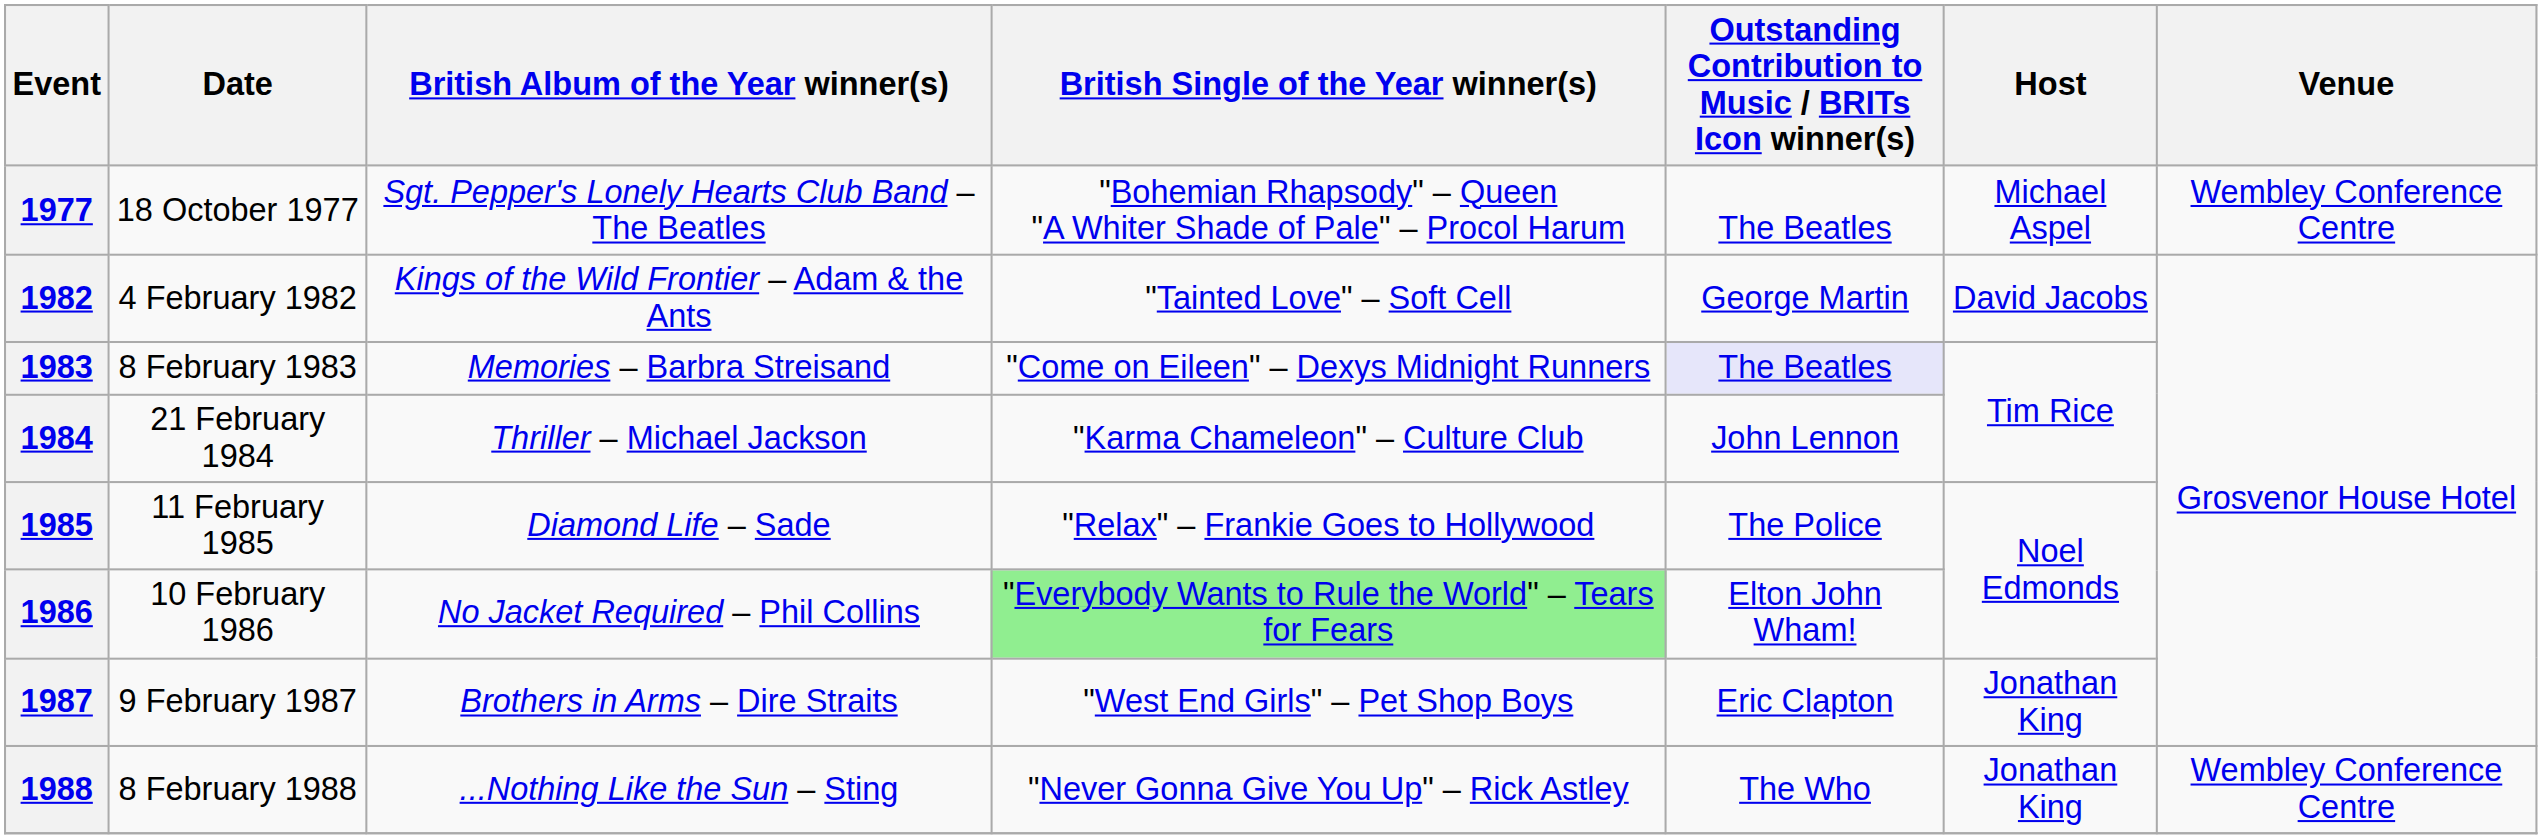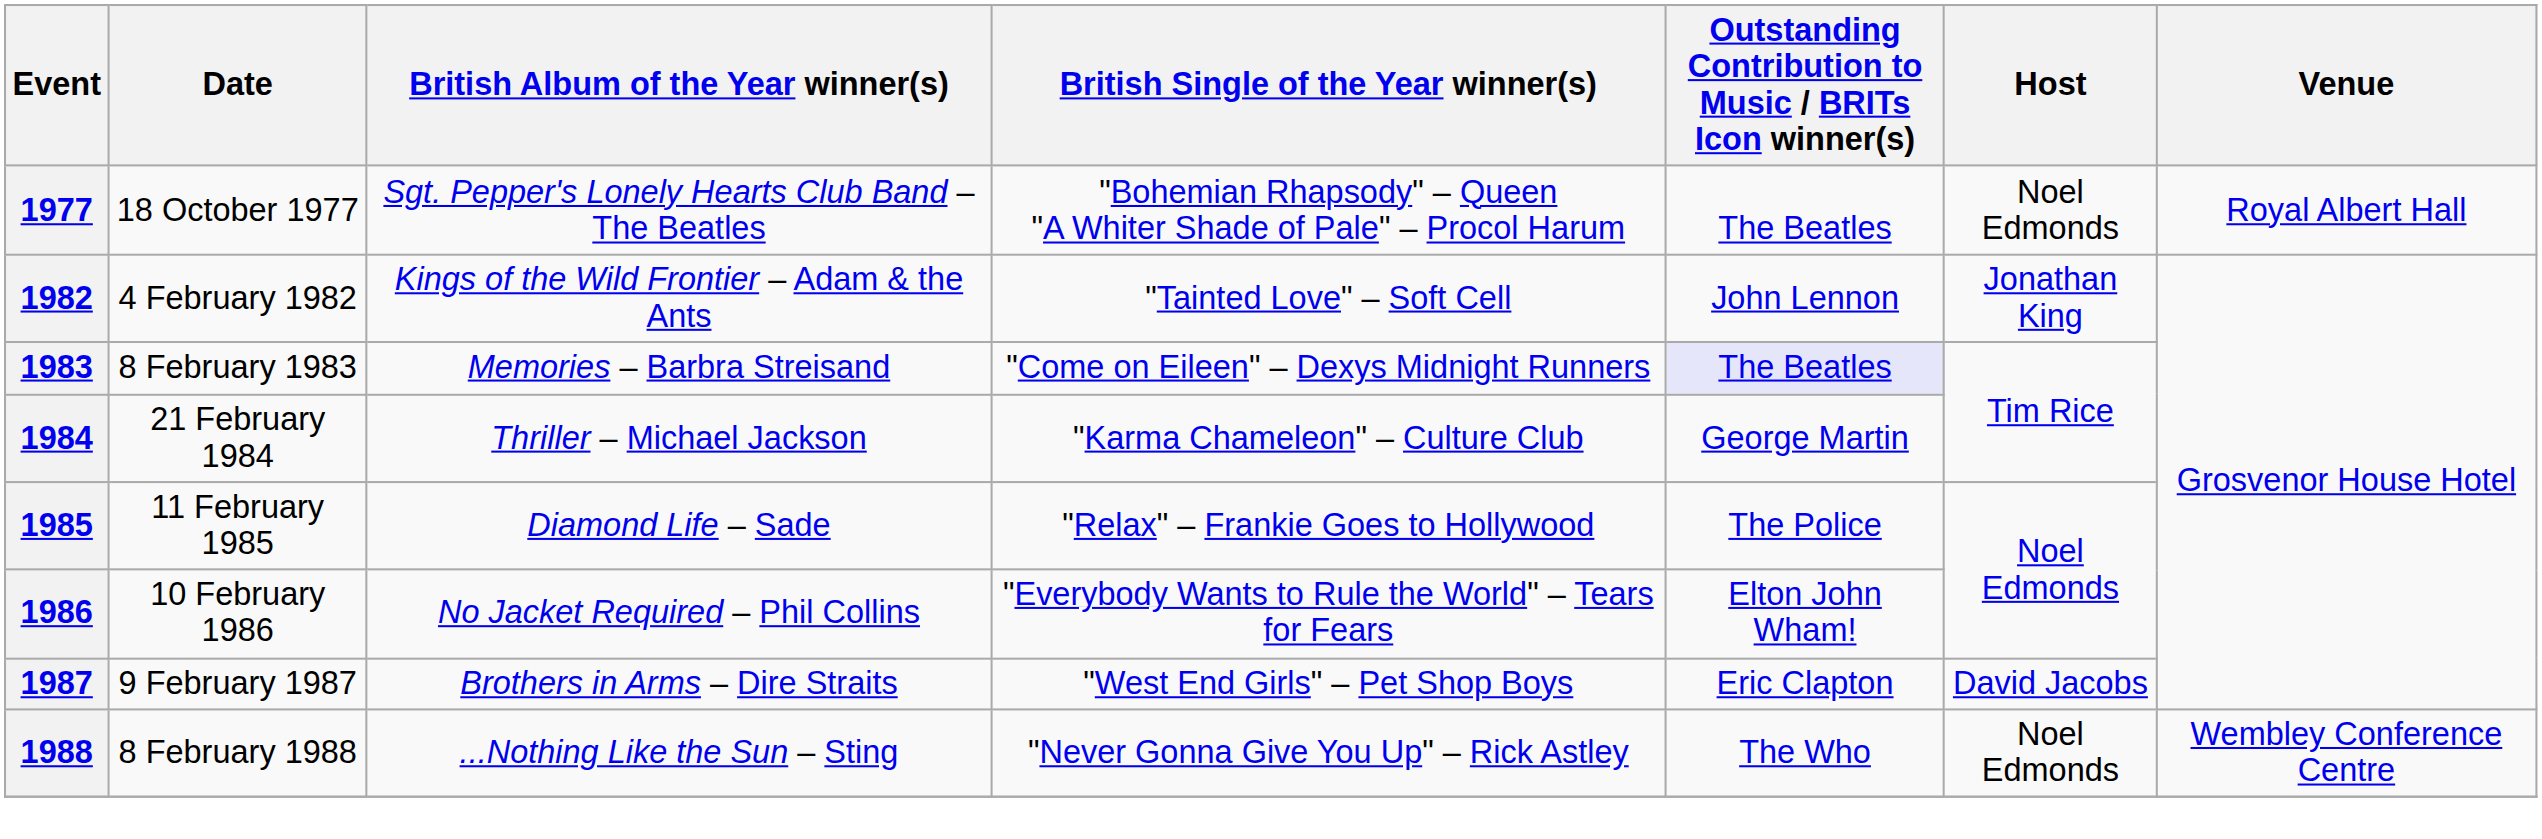(2050, 209) Michael Aspel -> (2050, 209) Noel Edmonds
(2346, 209) Wembley Conference Centre -> (2346, 209) Royal Albert Hall
(1805, 297) George Martin -> (1805, 297) John Lennon
(2050, 297) David Jacobs -> (2050, 297) Jonathan King
(1805, 437) John Lennon -> (1805, 437) George Martin
(1328, 613) lightgreen background -> (1328, 613) no background
(2050, 701) Jonathan King -> (2050, 683) David Jacobs
(2050, 789) Jonathan King -> (2050, 752) Noel Edmonds
